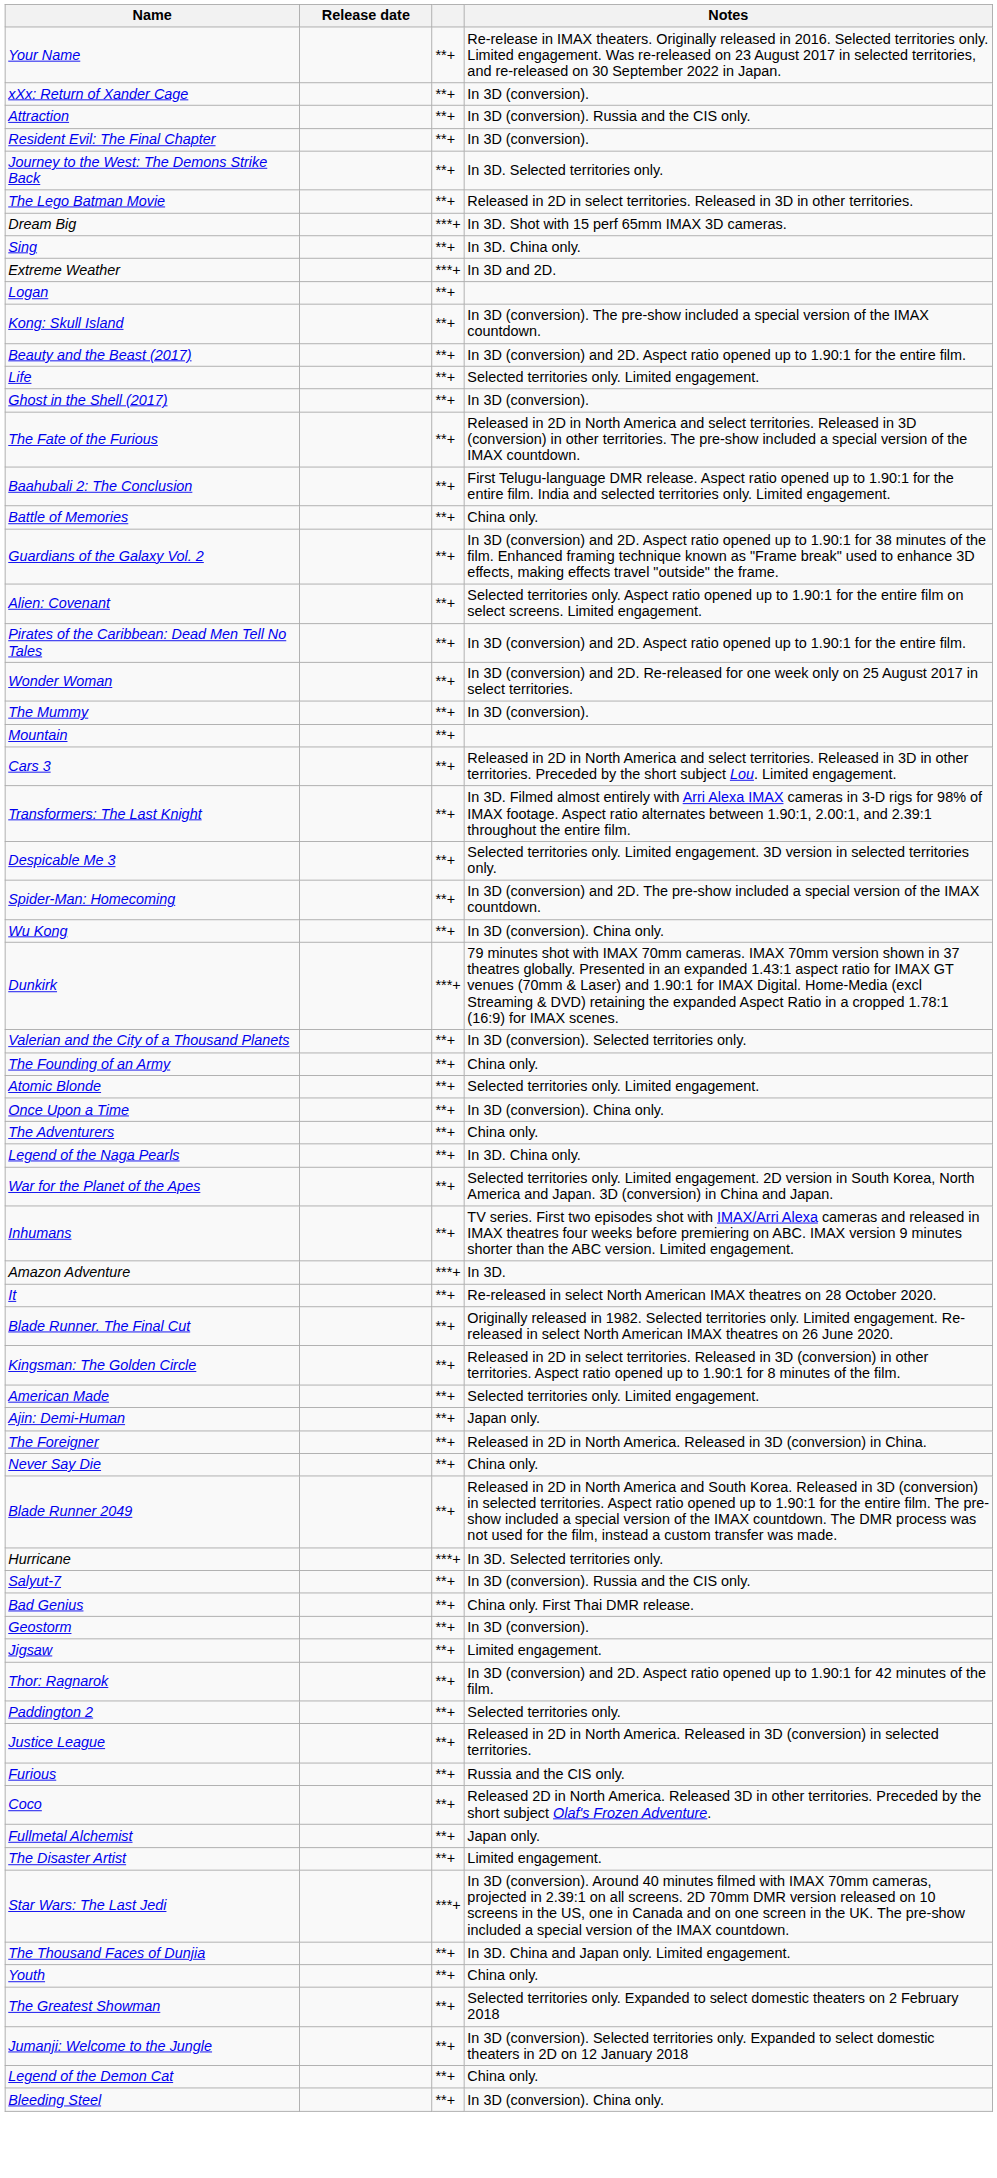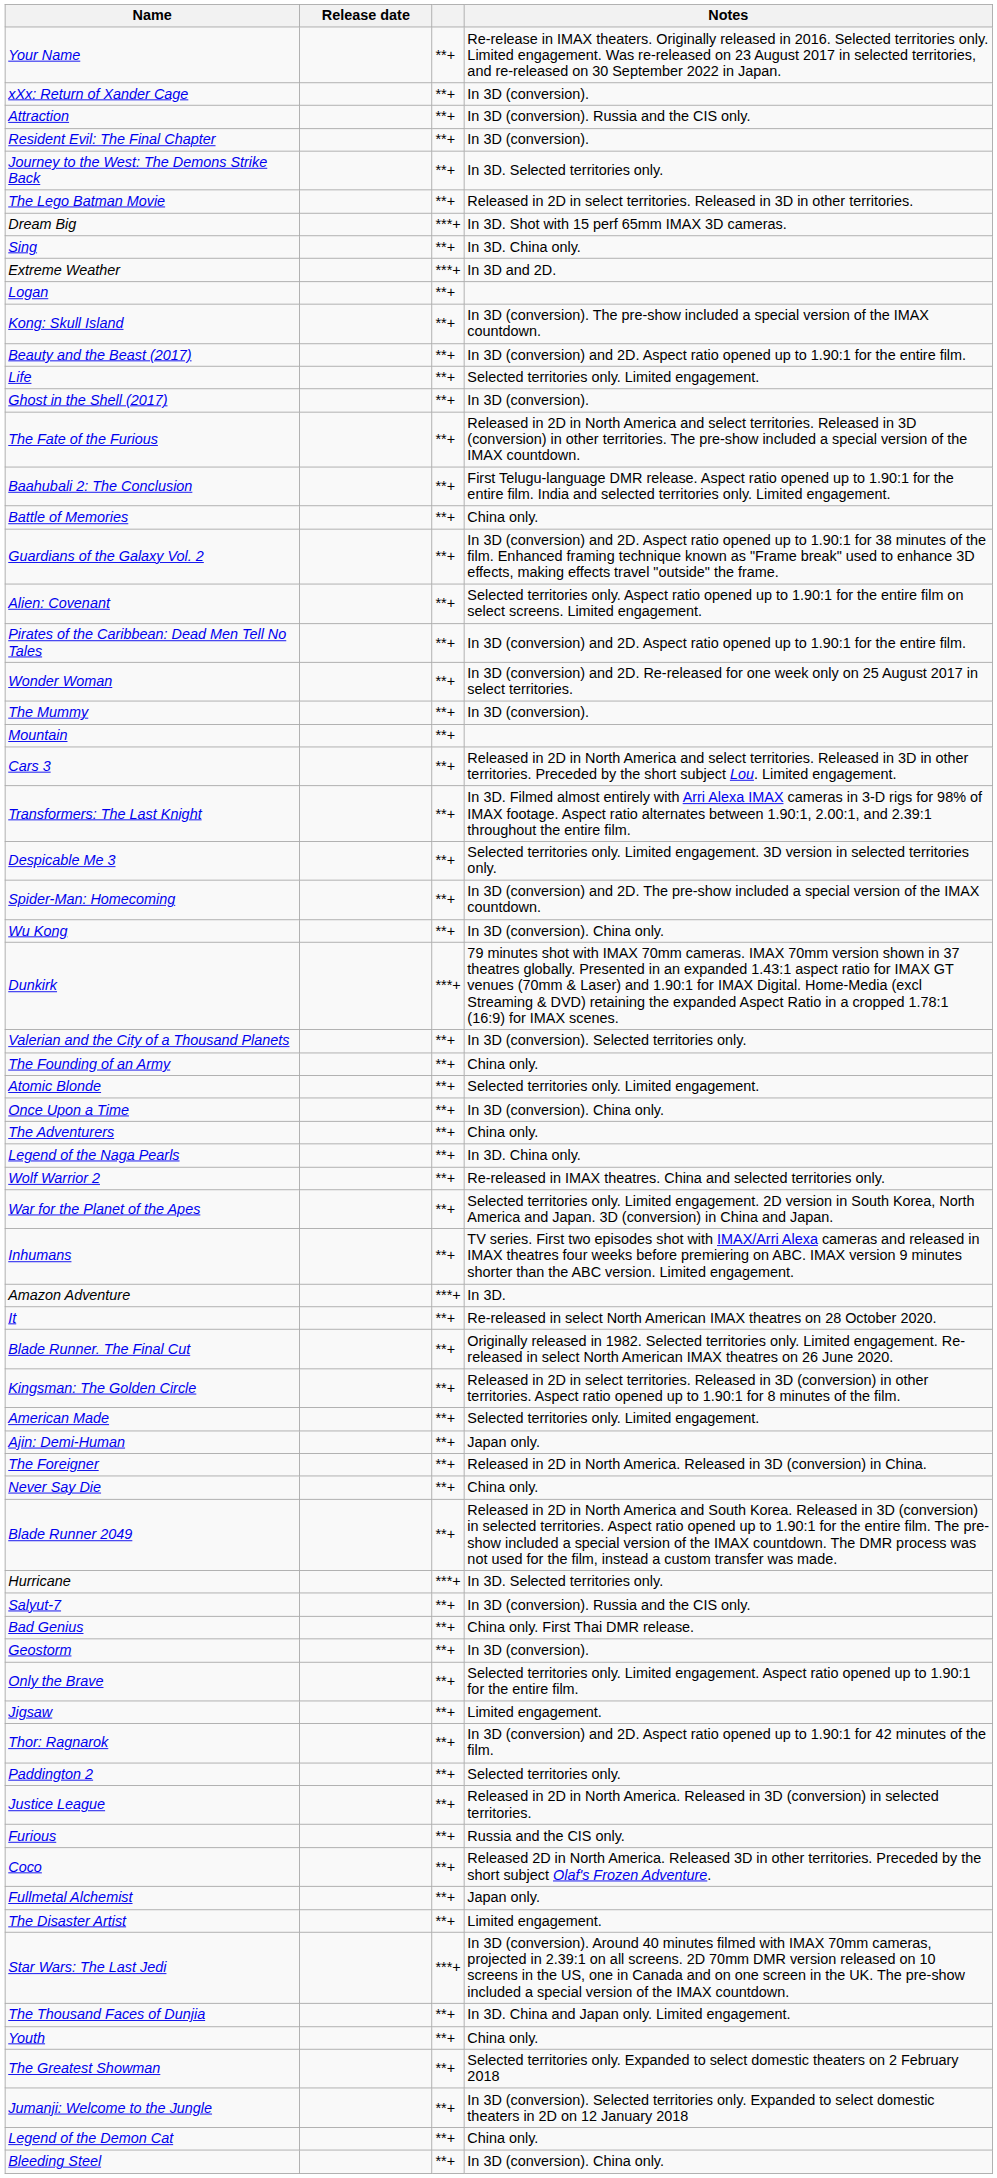+ row: (54, 1178)
+ row: (56, 1681)
